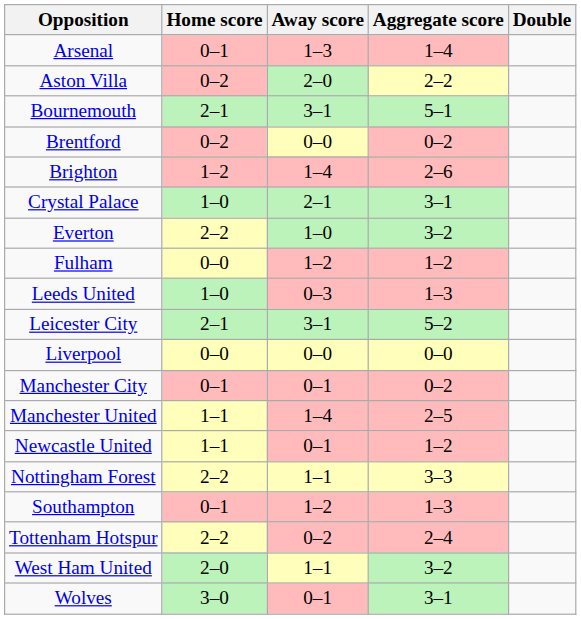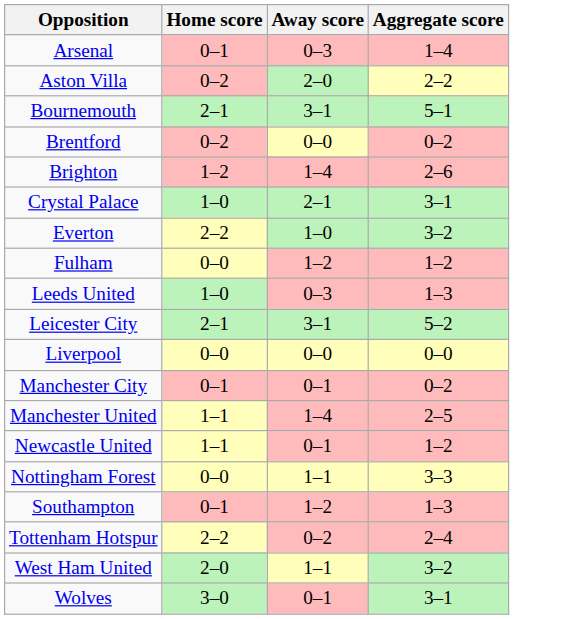- column: (542, 19)
(318, 50) 1–3 -> (318, 50) 0–3
(214, 476) 2–2 -> (214, 476) 0–0
